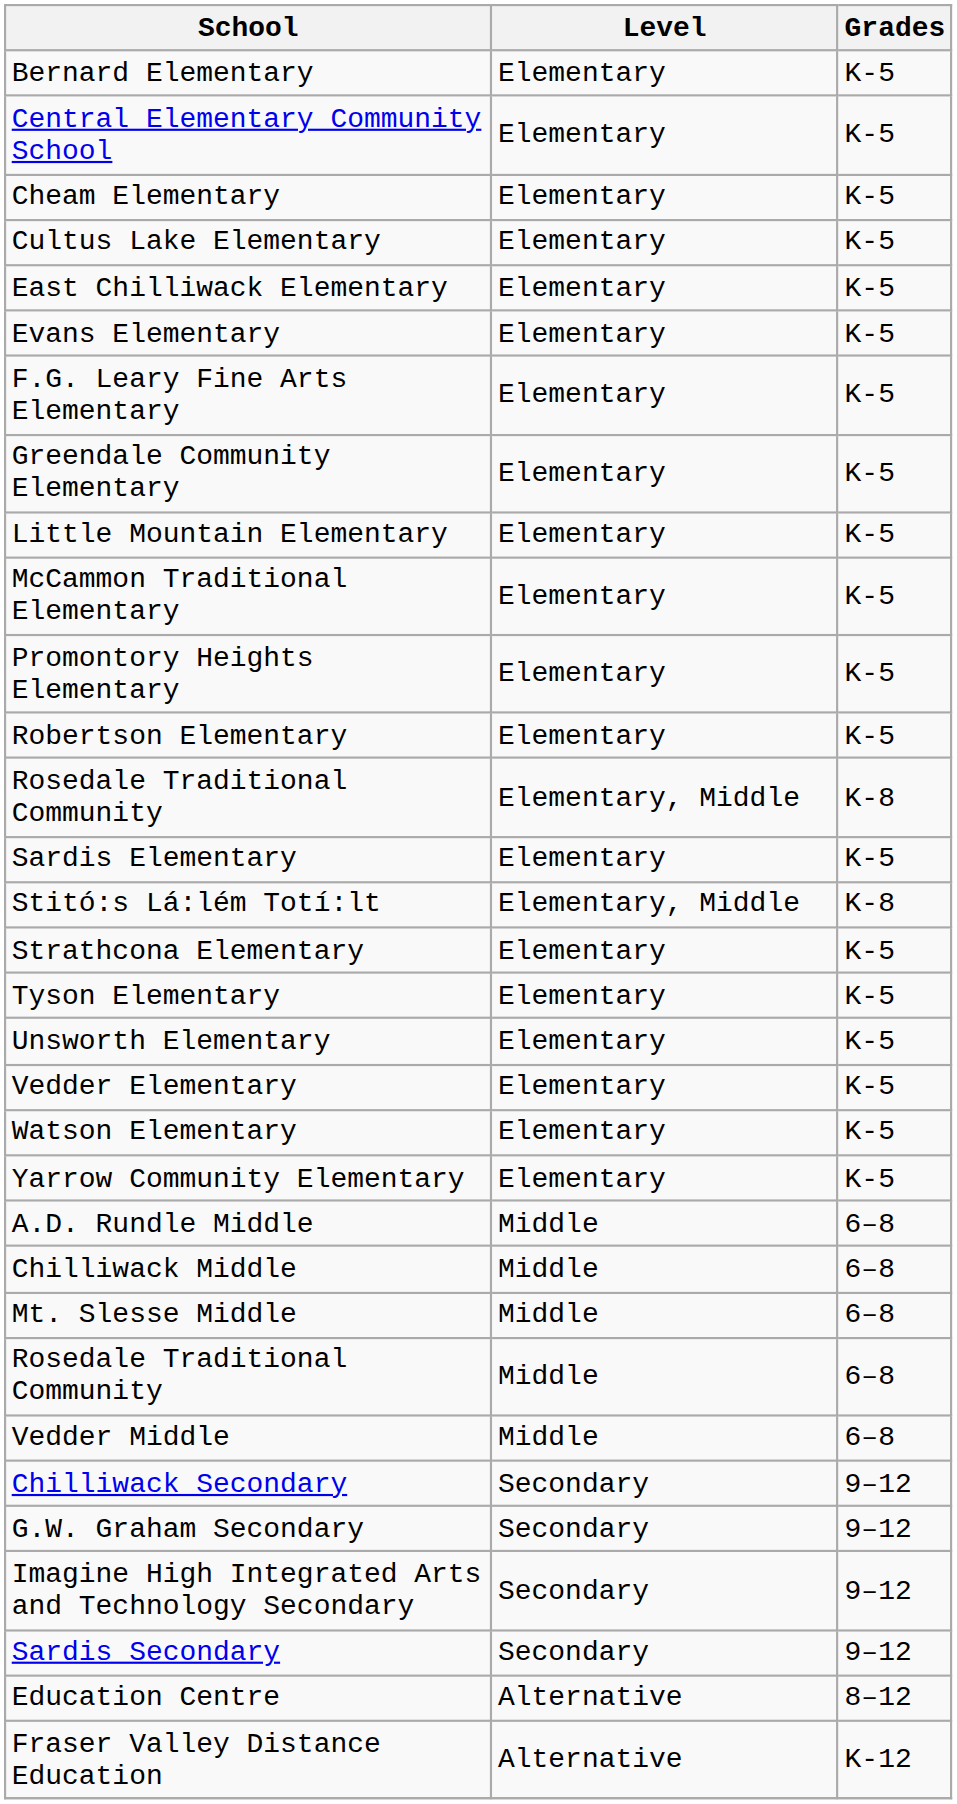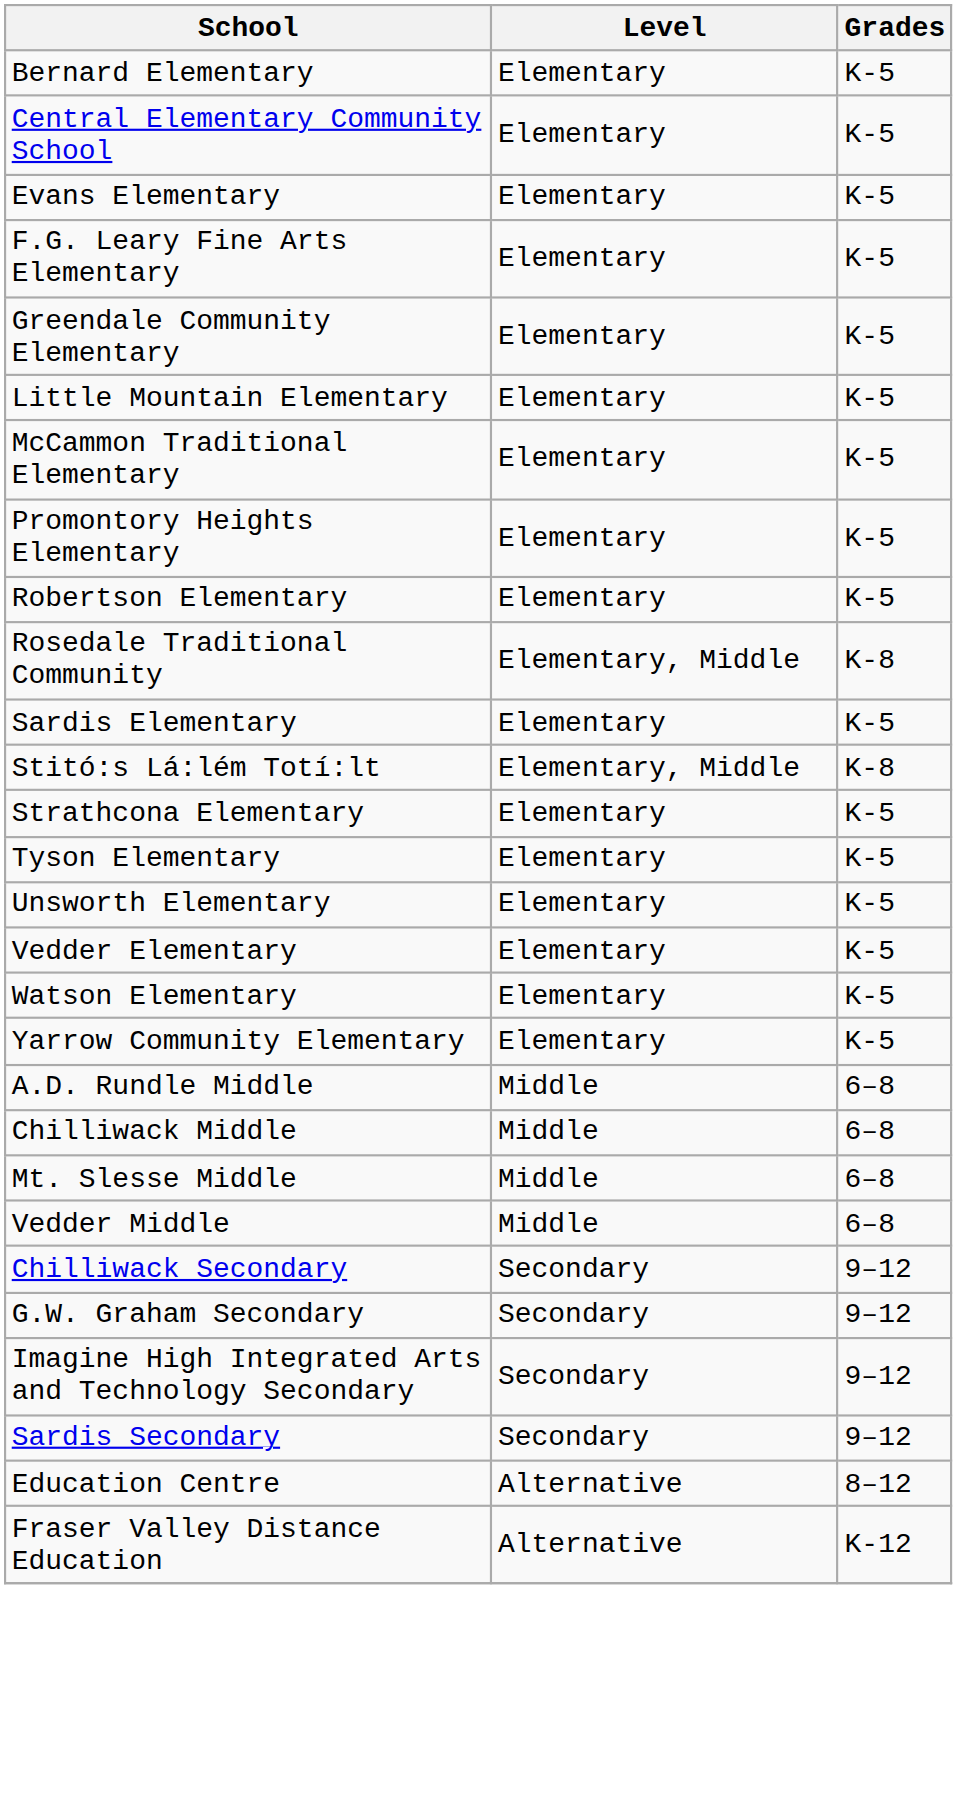- row: (146, 197)
- row: (196, 242)
- row: (230, 288)
- row: (179, 1376)
